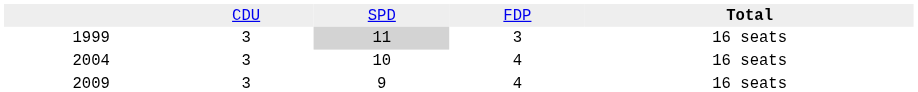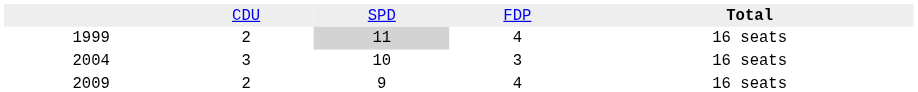(246, 38) 3 -> (246, 38) 2
(517, 38) 3 -> (517, 38) 4
(517, 61) 4 -> (517, 61) 3
(246, 84) 3 -> (246, 84) 2
